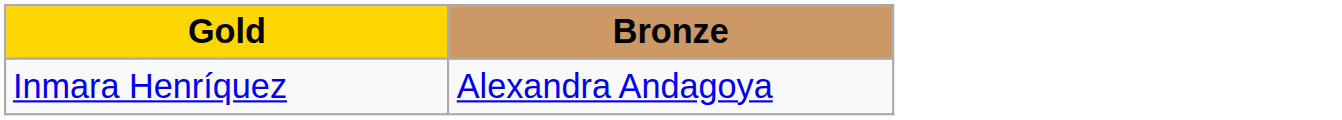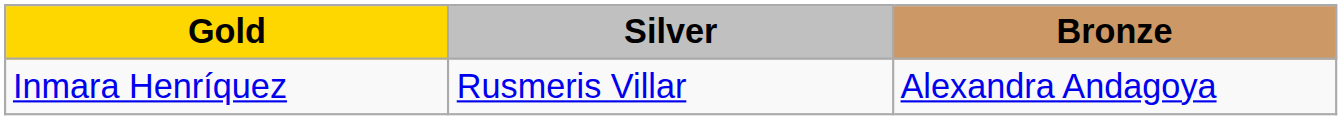+ column: (671, 31)
